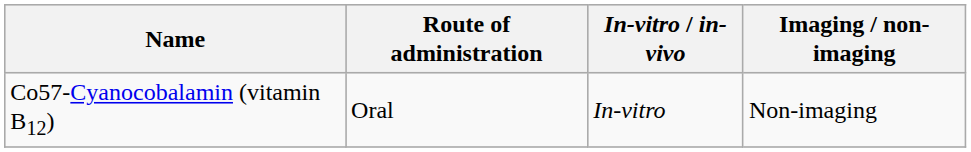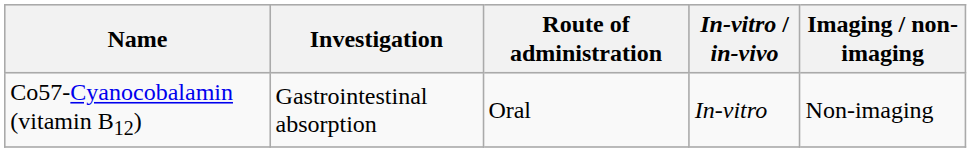+ column: (376, 38)
